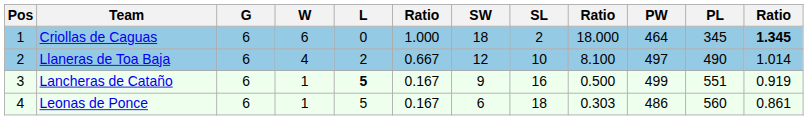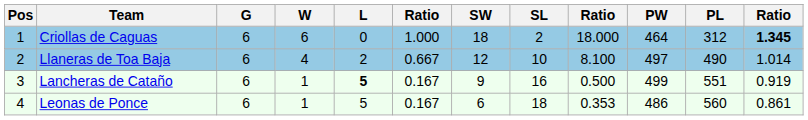(715, 37) 345 -> (715, 37) 312
(598, 103) 0.303 -> (598, 103) 0.353
